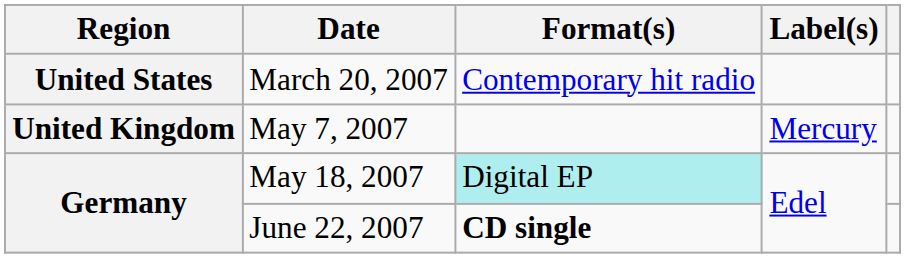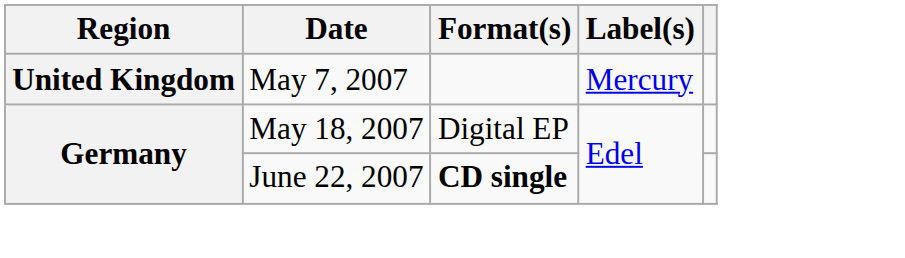- row: (349, 78)
(528, 177) paleturquoise background -> (503, 128) no background
